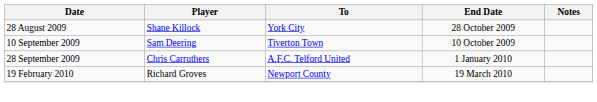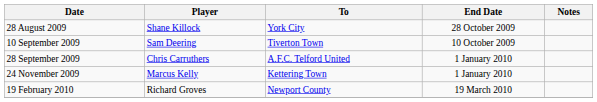+ row: (43, 74)
